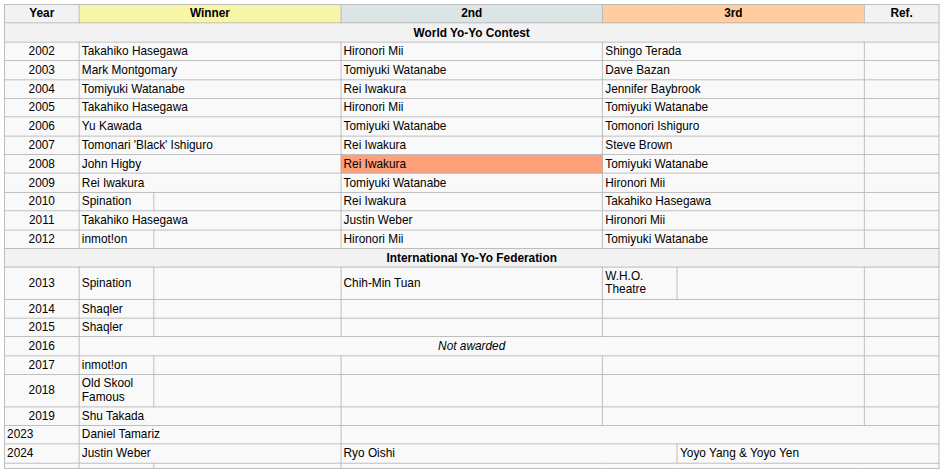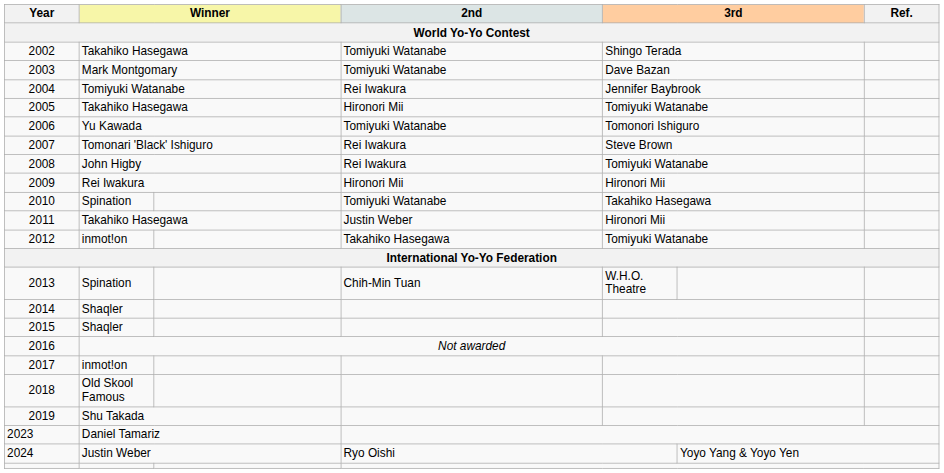(373, 51) Hironori Mii -> (395, 51) Tomiyuki Watanabe
(375, 164) lightsalmon background -> (375, 164) no background
(395, 182) Tomiyuki Watanabe -> (373, 182) Hironori Mii
(375, 201) Rei Iwakura -> (395, 201) Tomiyuki Watanabe
(373, 239) Hironori Mii -> (397, 239) Takahiko Hasegawa
